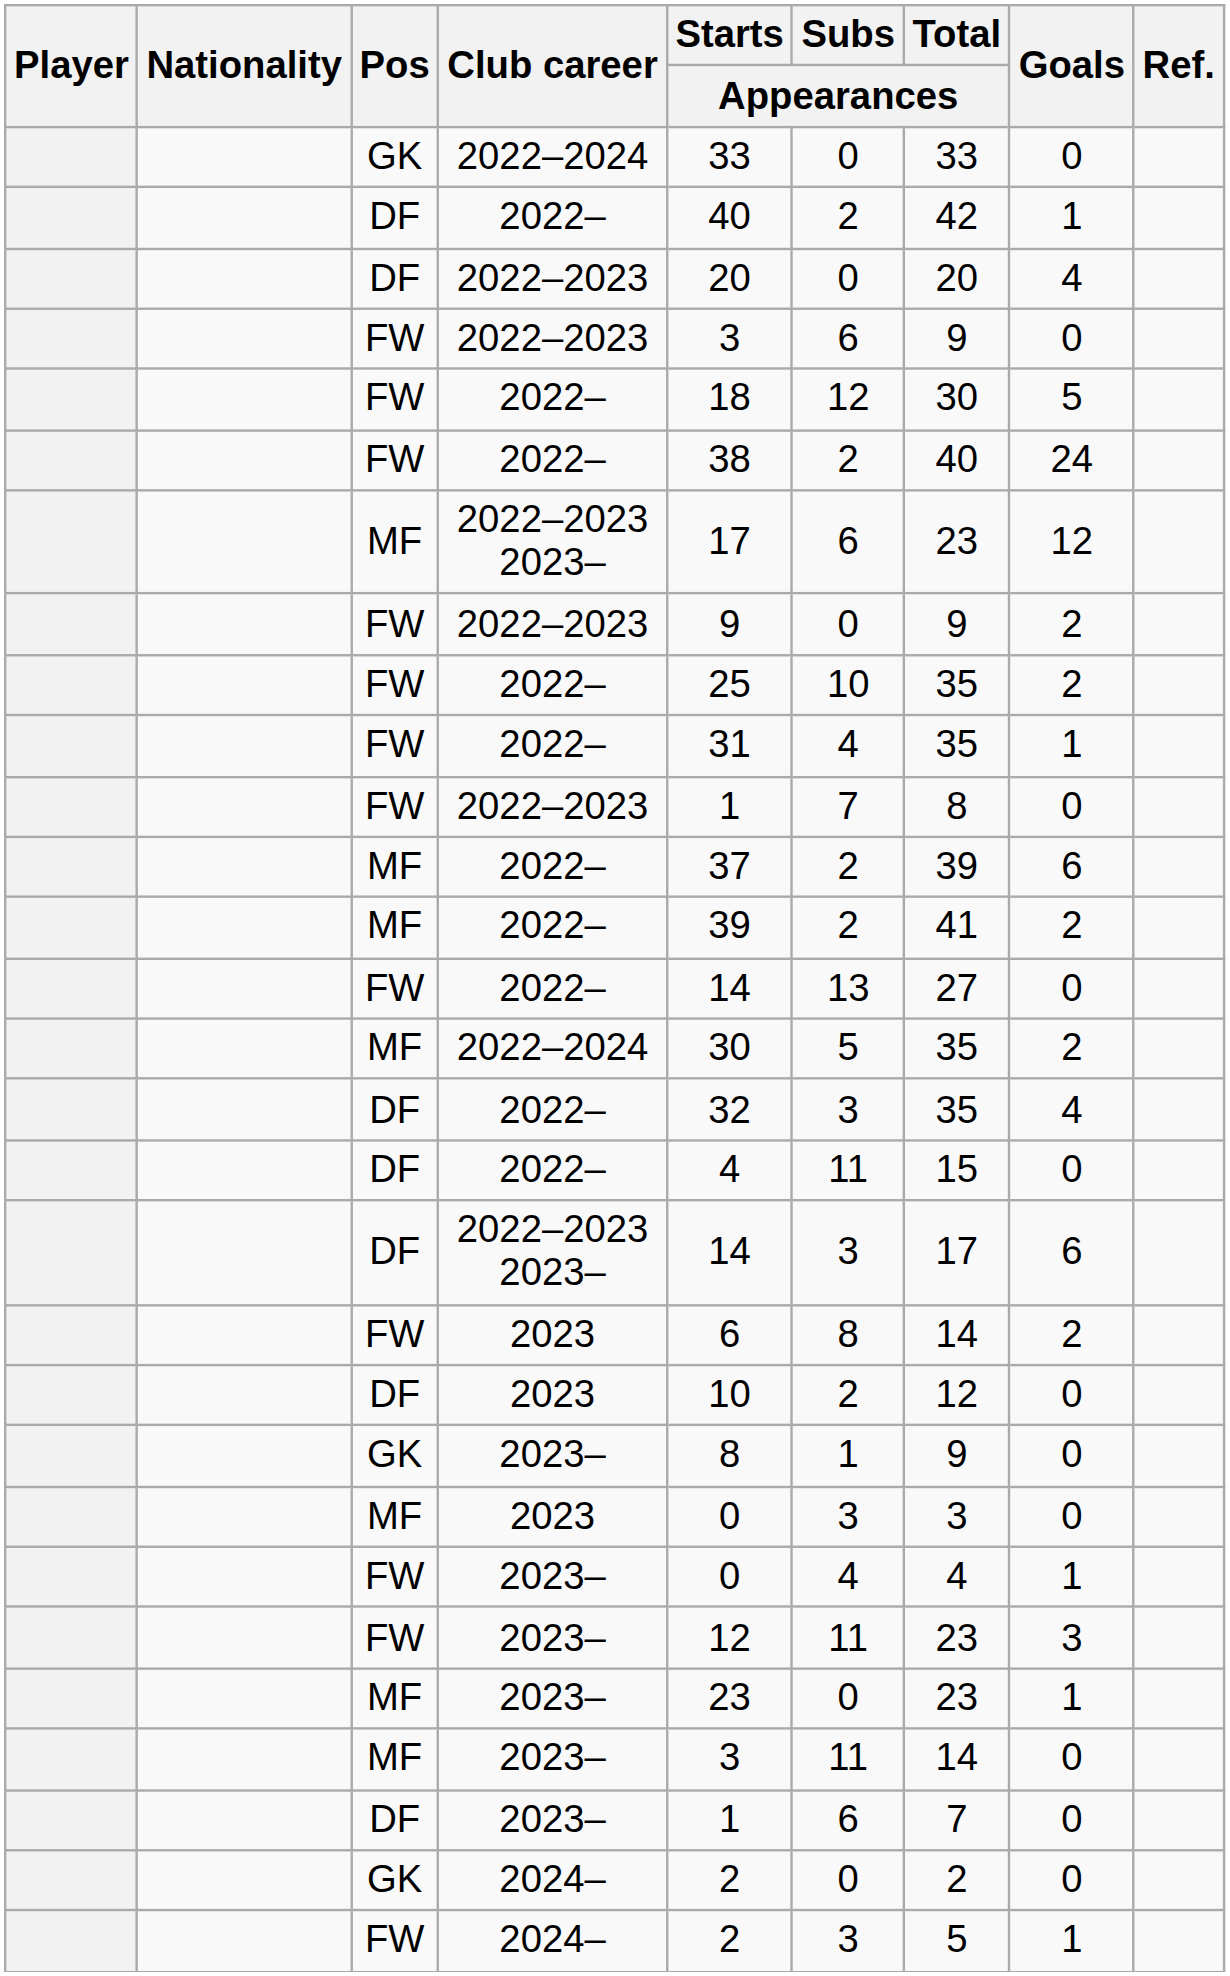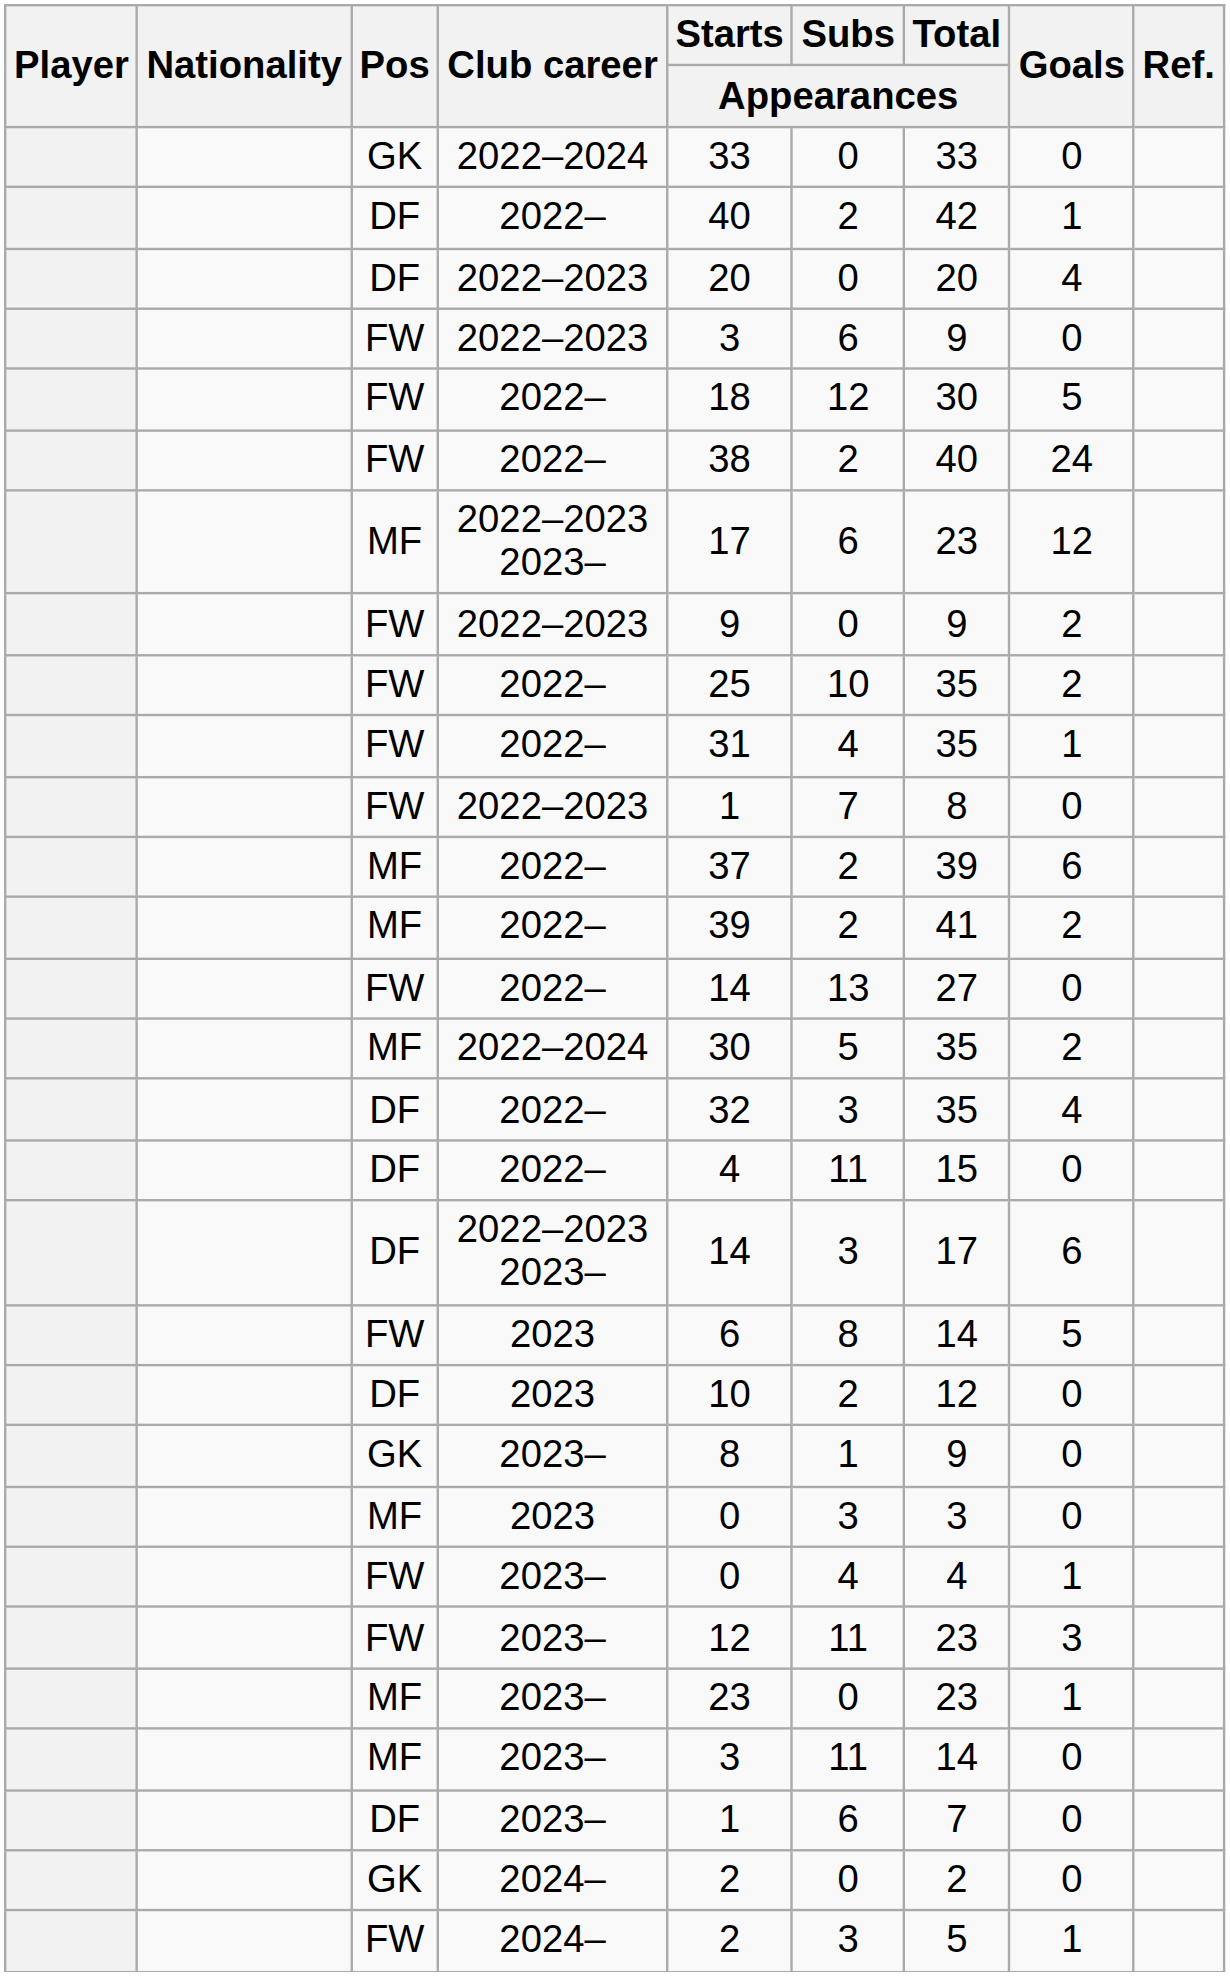(1072, 1333) 2 -> (1072, 1333) 5
